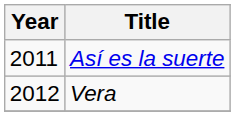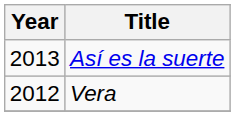(34, 57) 2011 -> (35, 57) 2013
